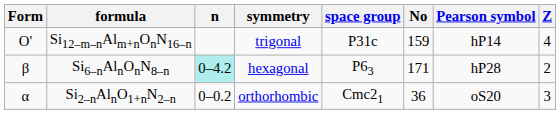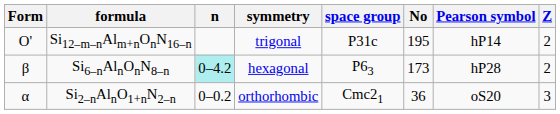(418, 41) 159 -> (418, 41) 195
(547, 41) 4 -> (547, 41) 2
(418, 68) 171 -> (418, 68) 173
